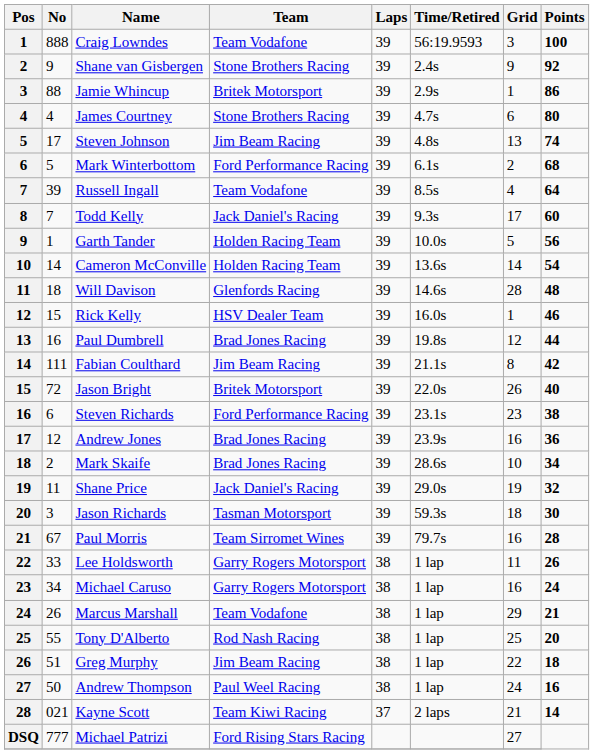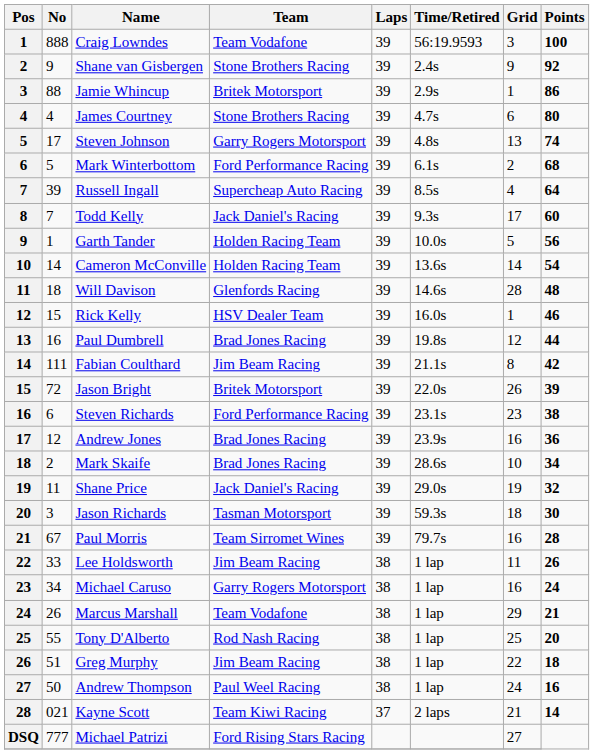(267, 141) Jim Beam Racing -> (290, 141) Garry Rogers Motorsport
(260, 190) Team Vodafone -> (288, 190) Supercheap Auto Racing
(552, 389) 40 -> (552, 389) 39
(290, 562) Garry Rogers Motorsport -> (267, 562) Jim Beam Racing
